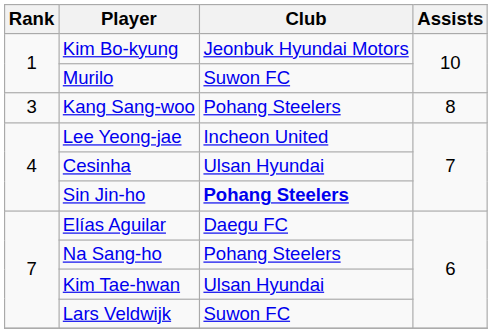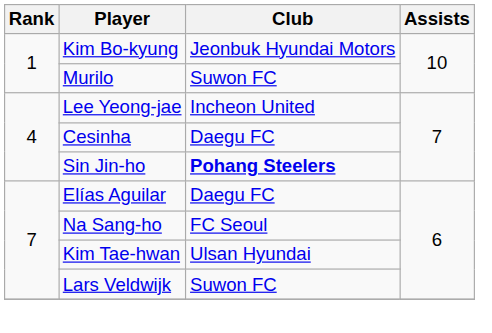- row: (129, 107)
(264, 166) Ulsan Hyundai -> (232, 136) Daegu FC
(272, 254) Pohang Steelers -> (229, 225) FC Seoul
